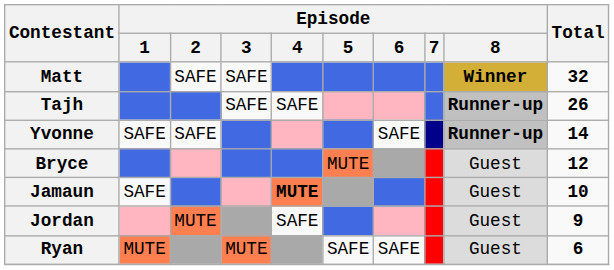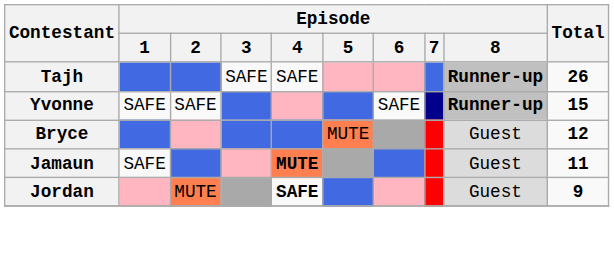- row: (62, 77)
(578, 134) 14 -> (578, 106) 15
(578, 192) 10 -> (578, 163) 11
(297, 221) normal -> (297, 192) bold
- row: (62, 250)
